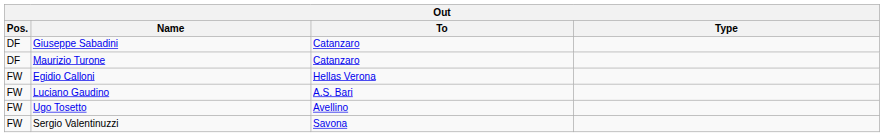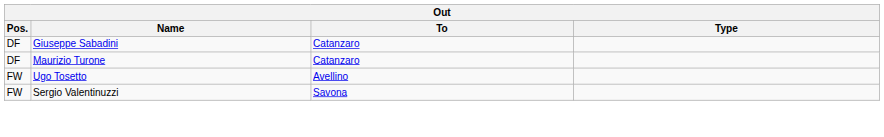- row: (64, 76)
- row: (71, 92)
